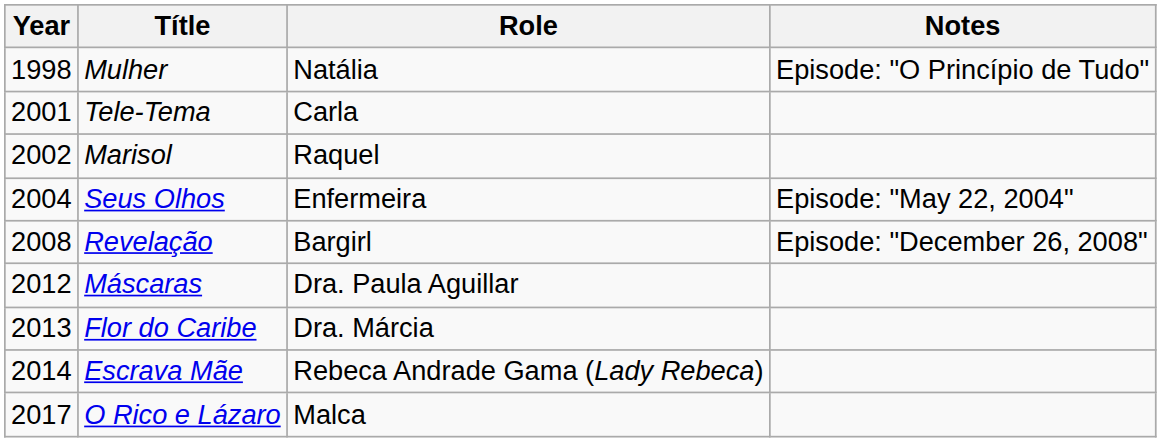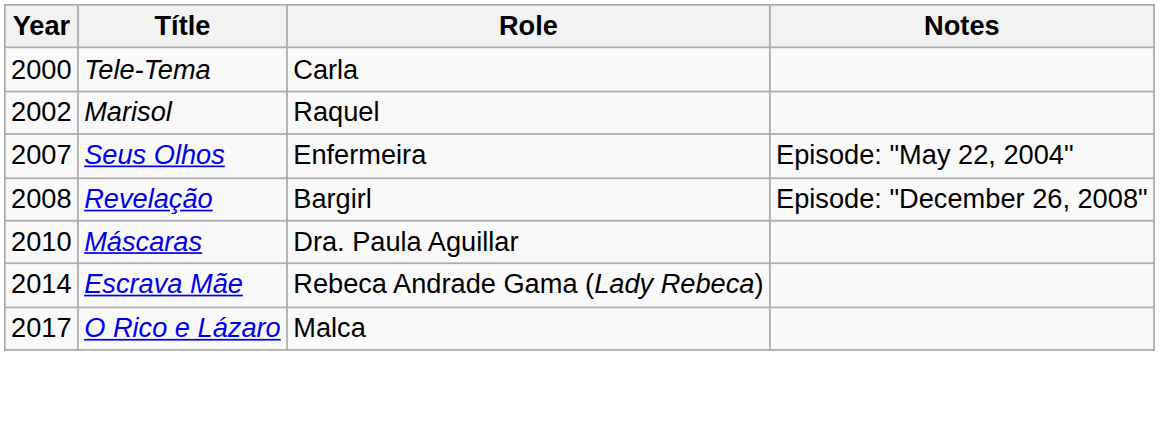- row: (126, 69)
(41, 112) 2001 -> (41, 69) 2000
(41, 198) 2004 -> (41, 155) 2007
(41, 284) 2012 -> (41, 241) 2010
- row: (170, 328)
